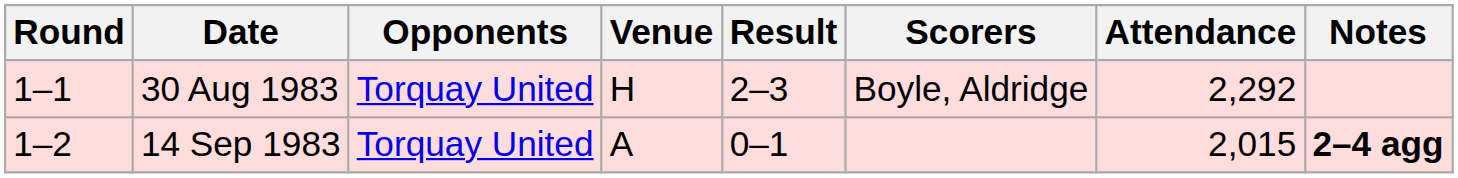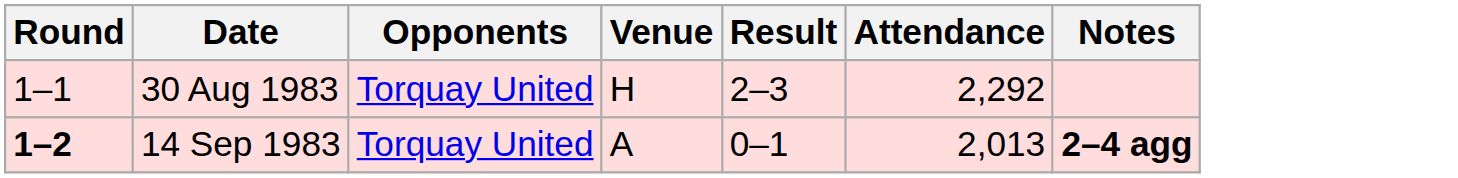- column: (971, 32)
(43, 144) normal -> (43, 144) bold
(1252, 144) 2,015 -> (1001, 144) 2,013
